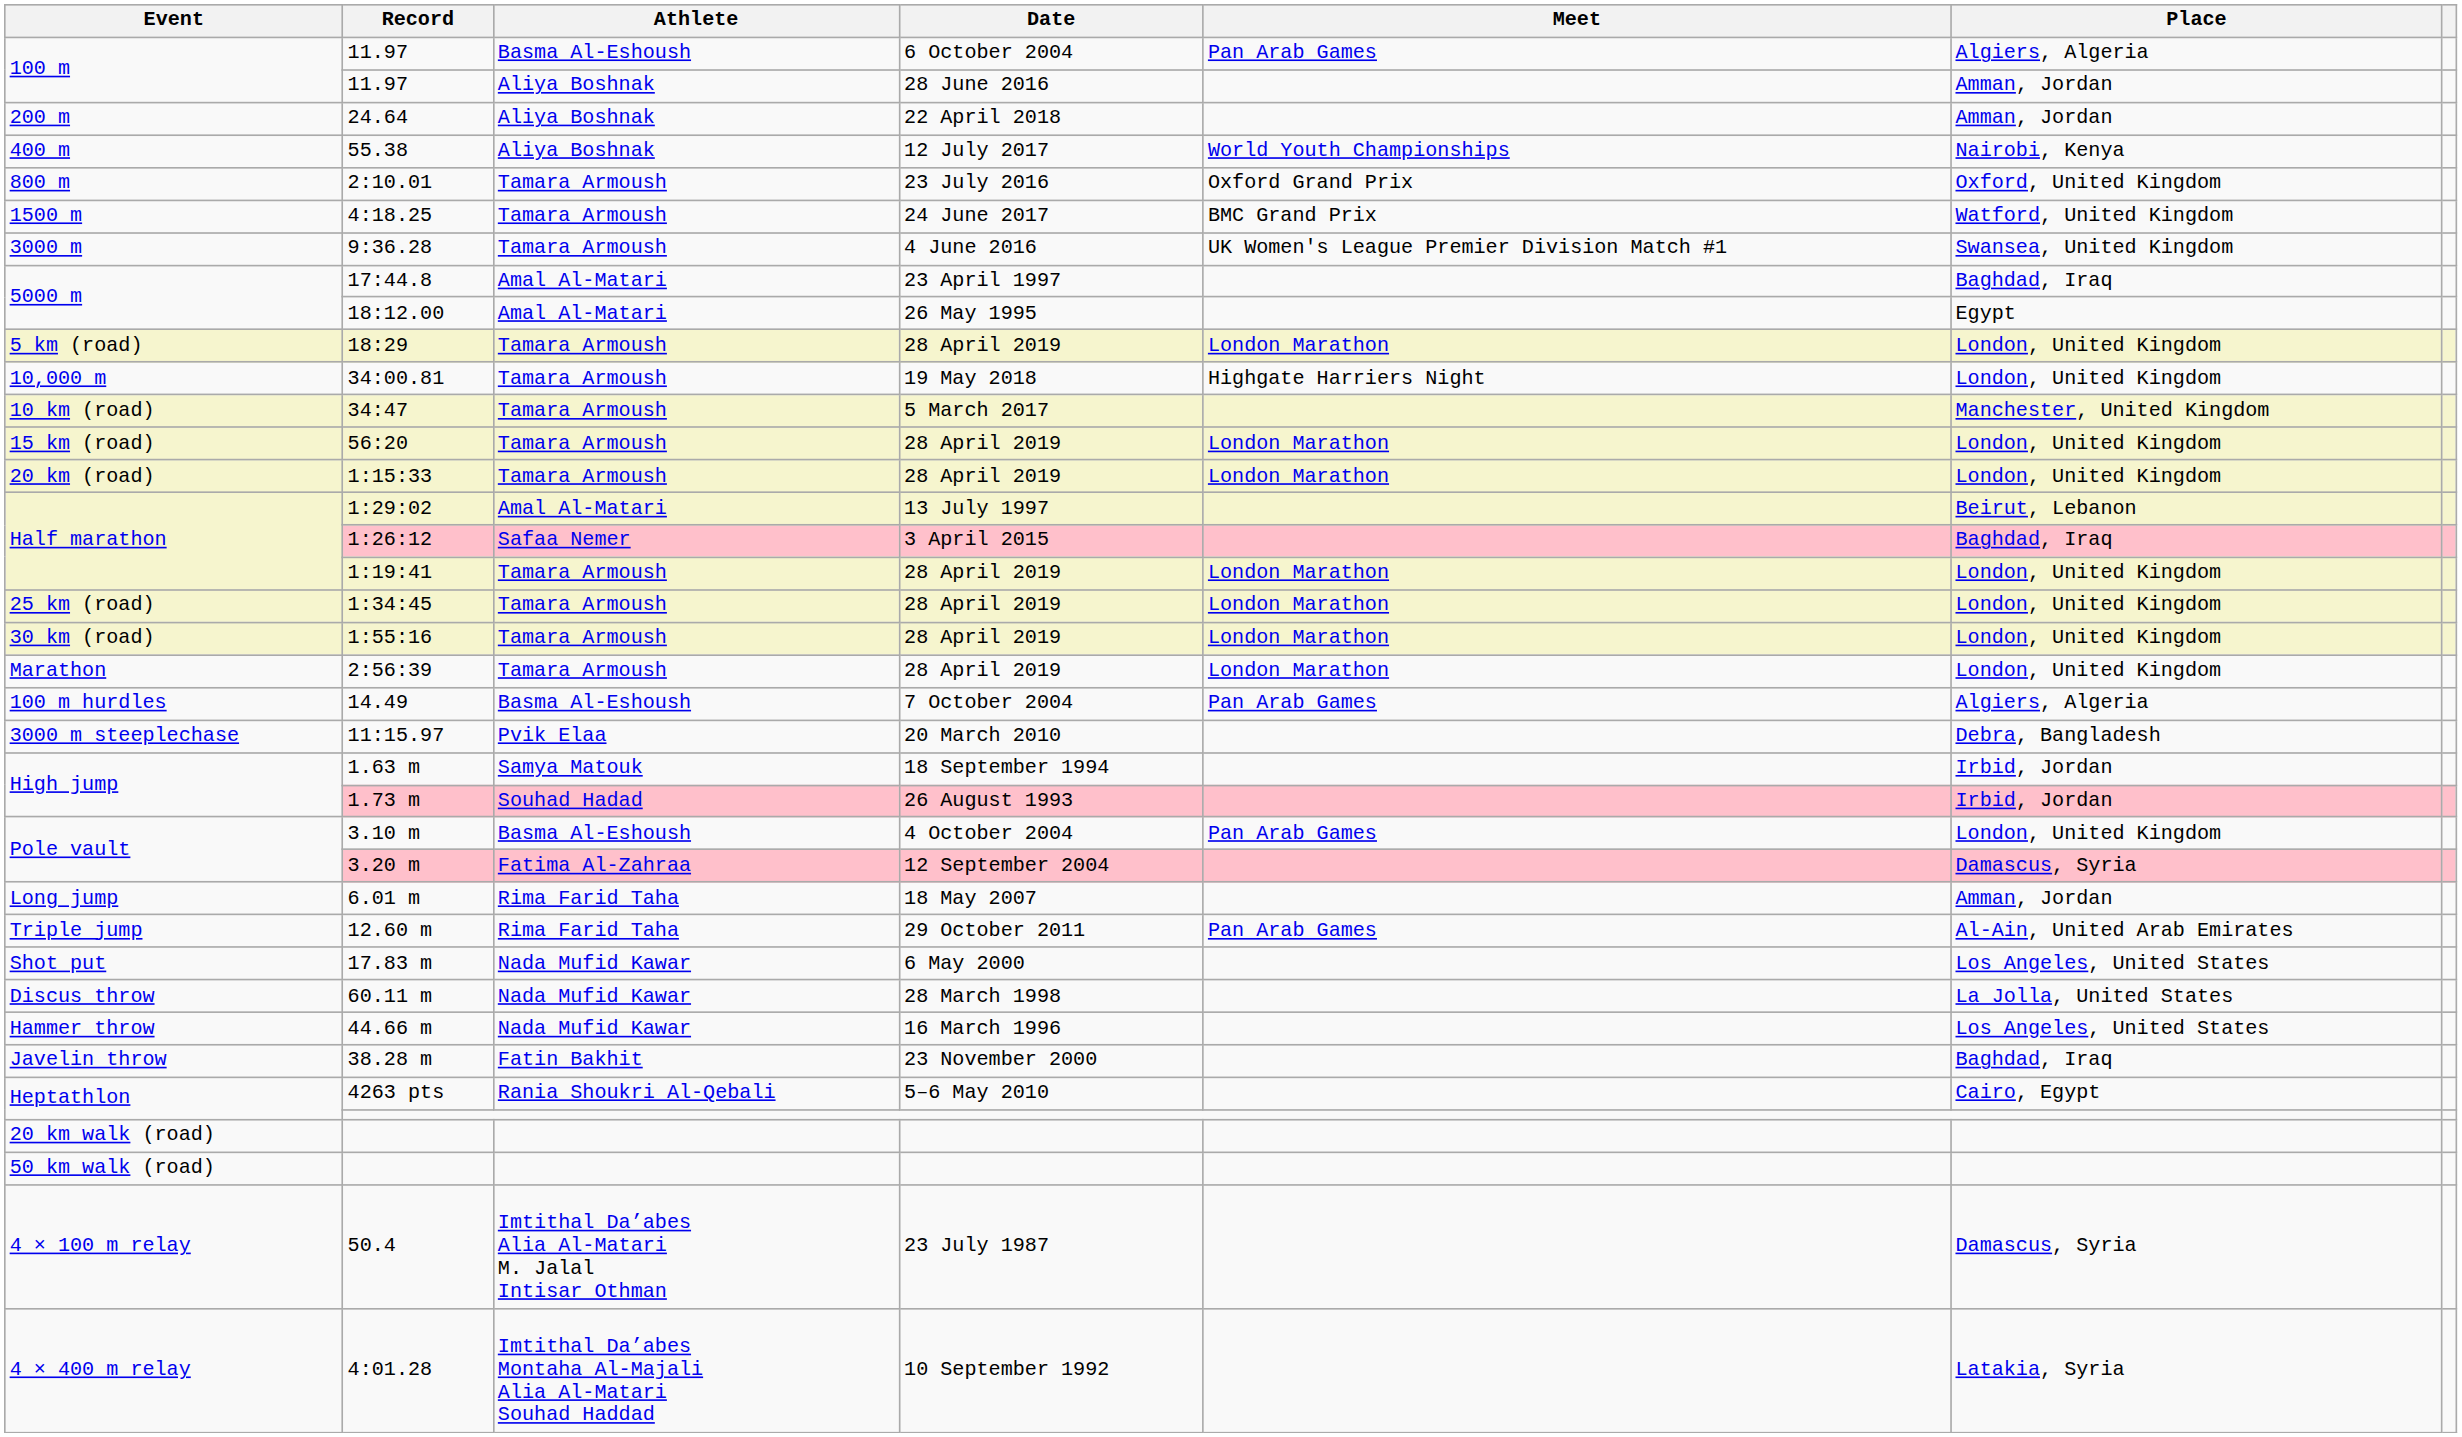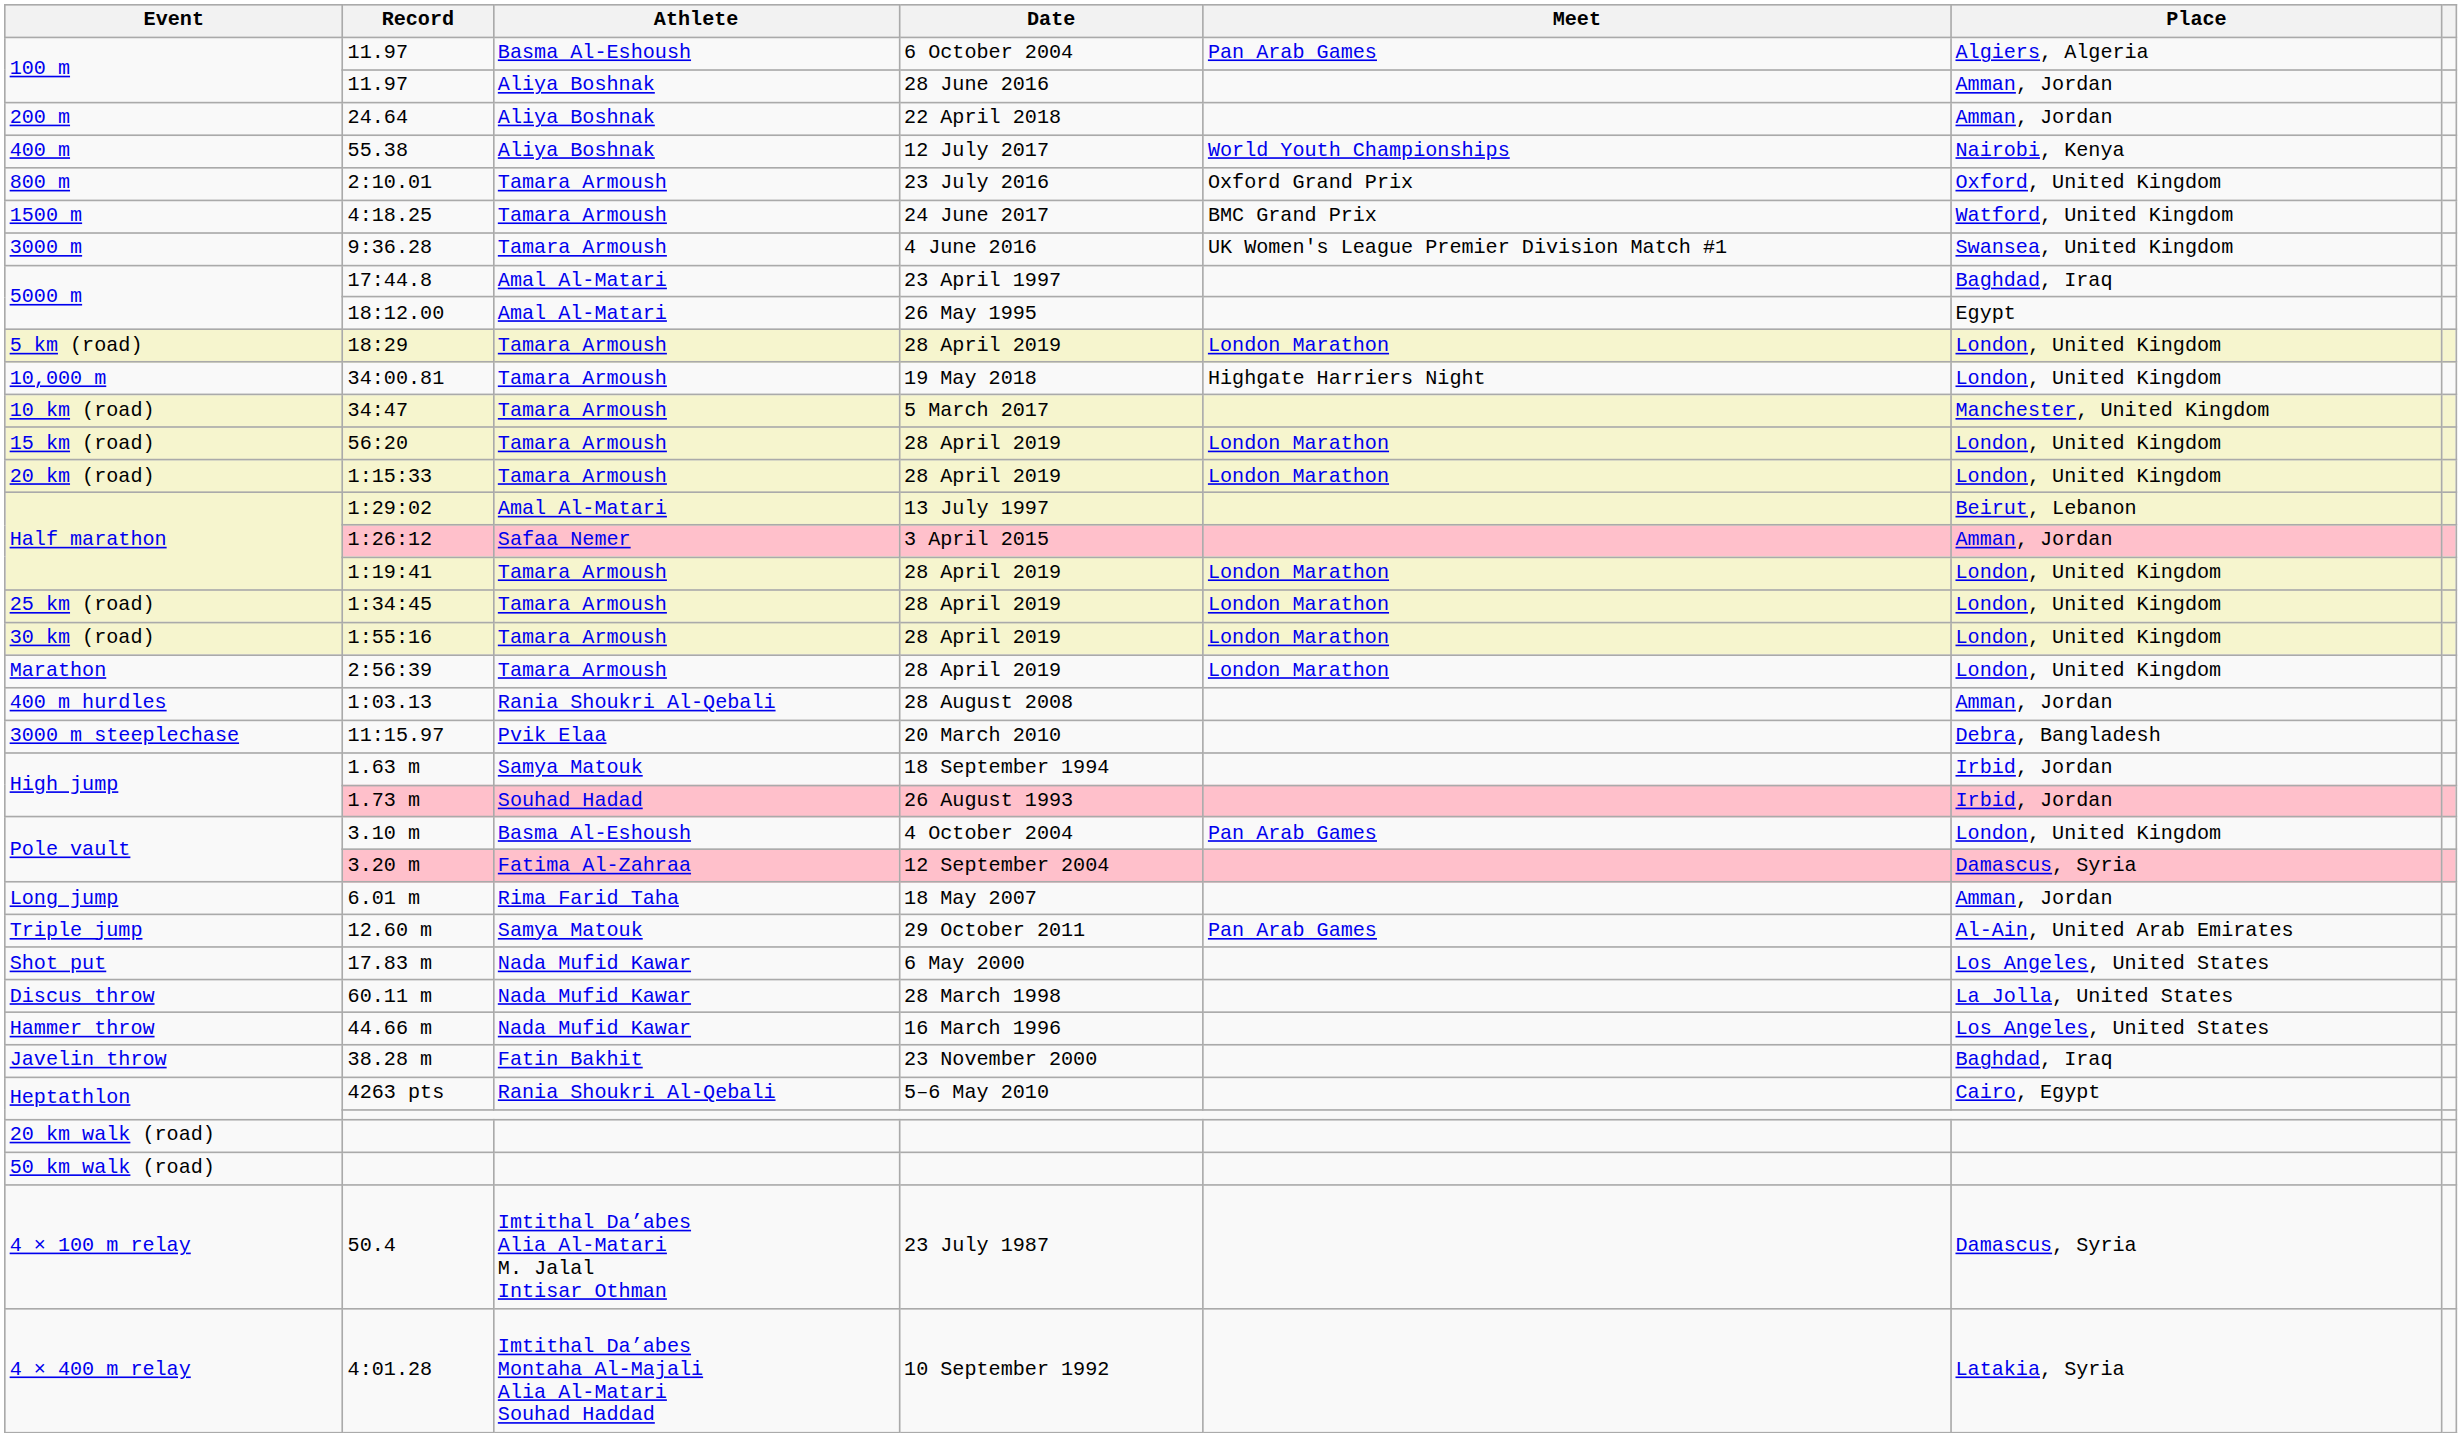(2034, 541) Baghdad, Iraq -> (2034, 541) Amman, Jordan
- row: (88, 704)
+ row: (88, 704)
(588, 931) Rima Farid Taha -> (570, 931) Samya Matouk
